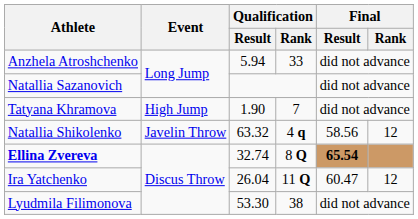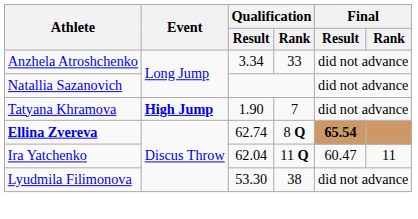(253, 62) 5.94 -> (251, 62) 3.34
(176, 109) normal -> (179, 109) bold
- row: (65, 132)
(253, 156) 32.74 -> (251, 132) 62.74
(253, 179) 26.04 -> (251, 156) 62.04
(391, 179) 12 -> (389, 156) 11
